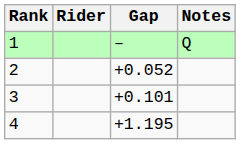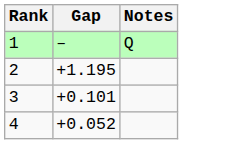- column: (81, 18)
(144, 72) +0.052 -> (86, 72) +1.195
(144, 125) +1.195 -> (86, 125) +0.052
